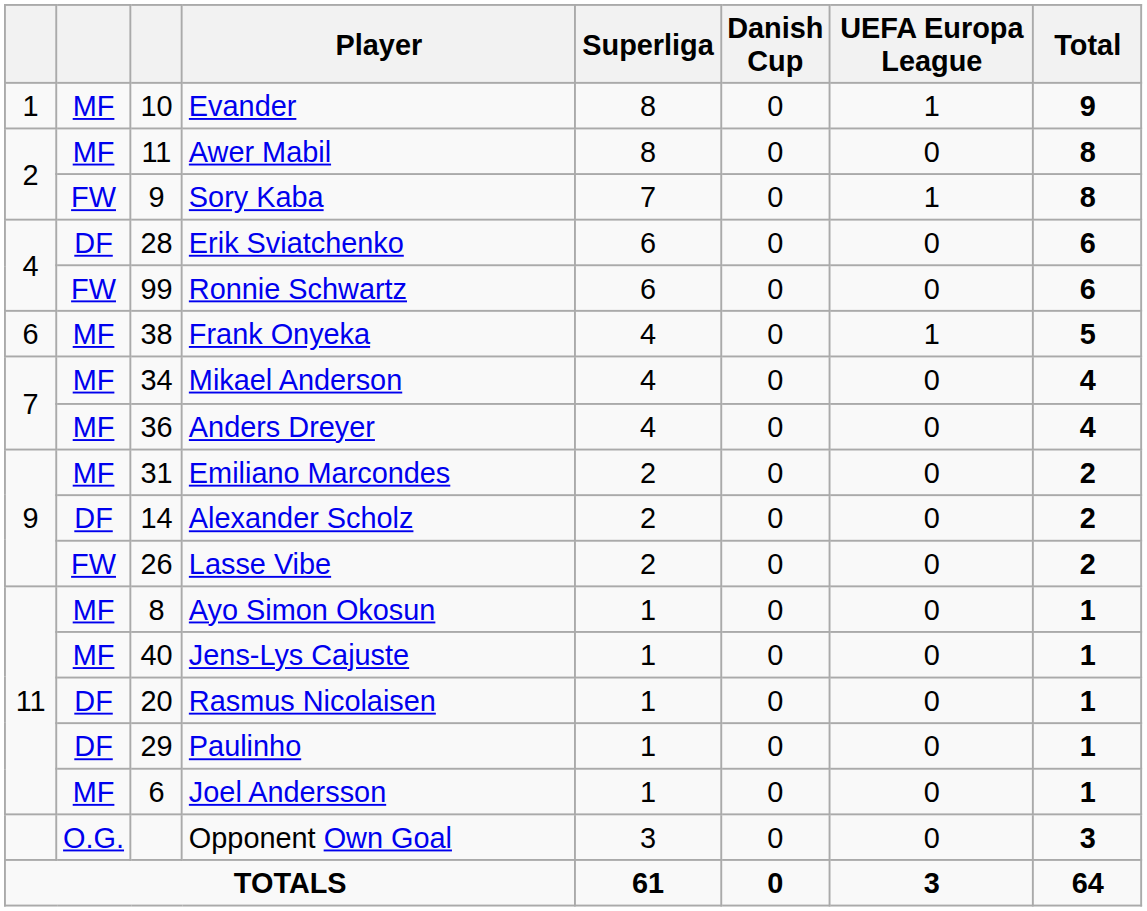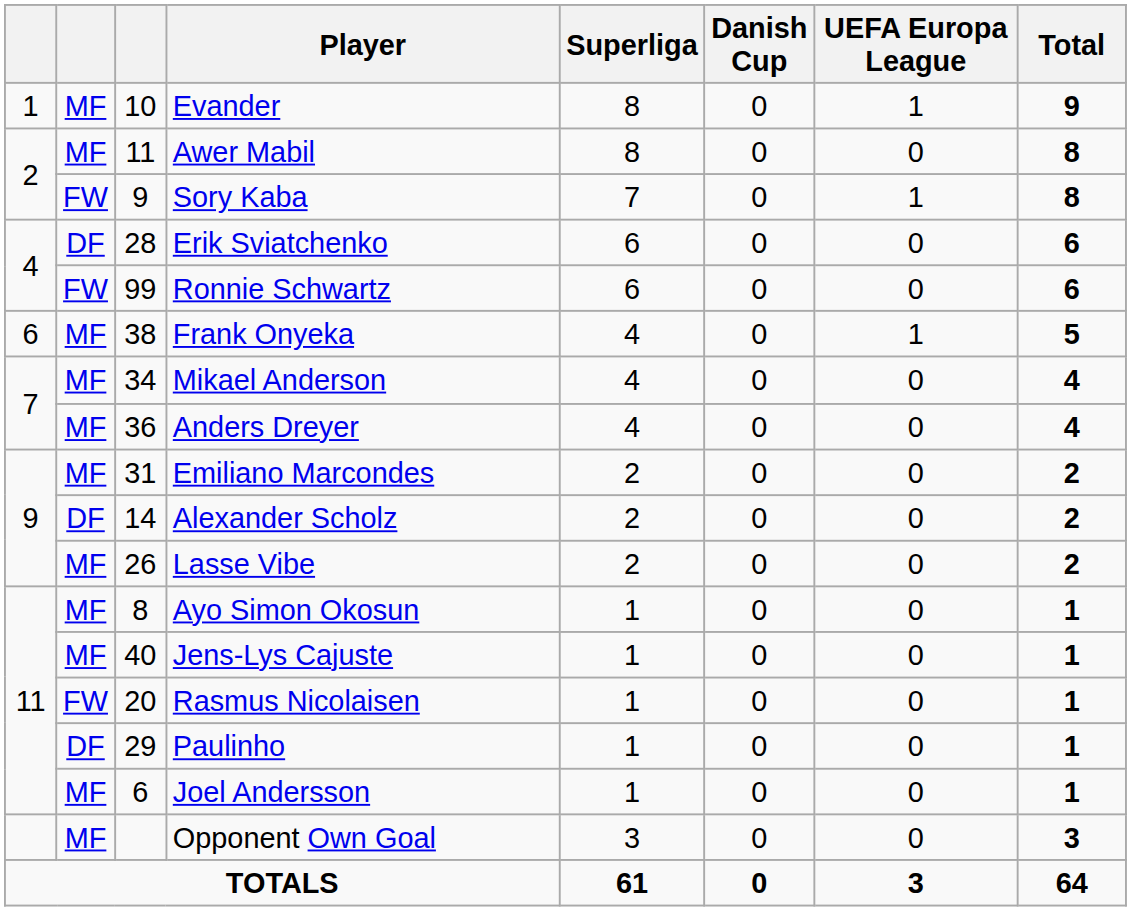(94, 563) FW -> (86, 563) MF
(94, 700) DF -> (86, 700) FW
(94, 838) O.G. -> (86, 838) MF
